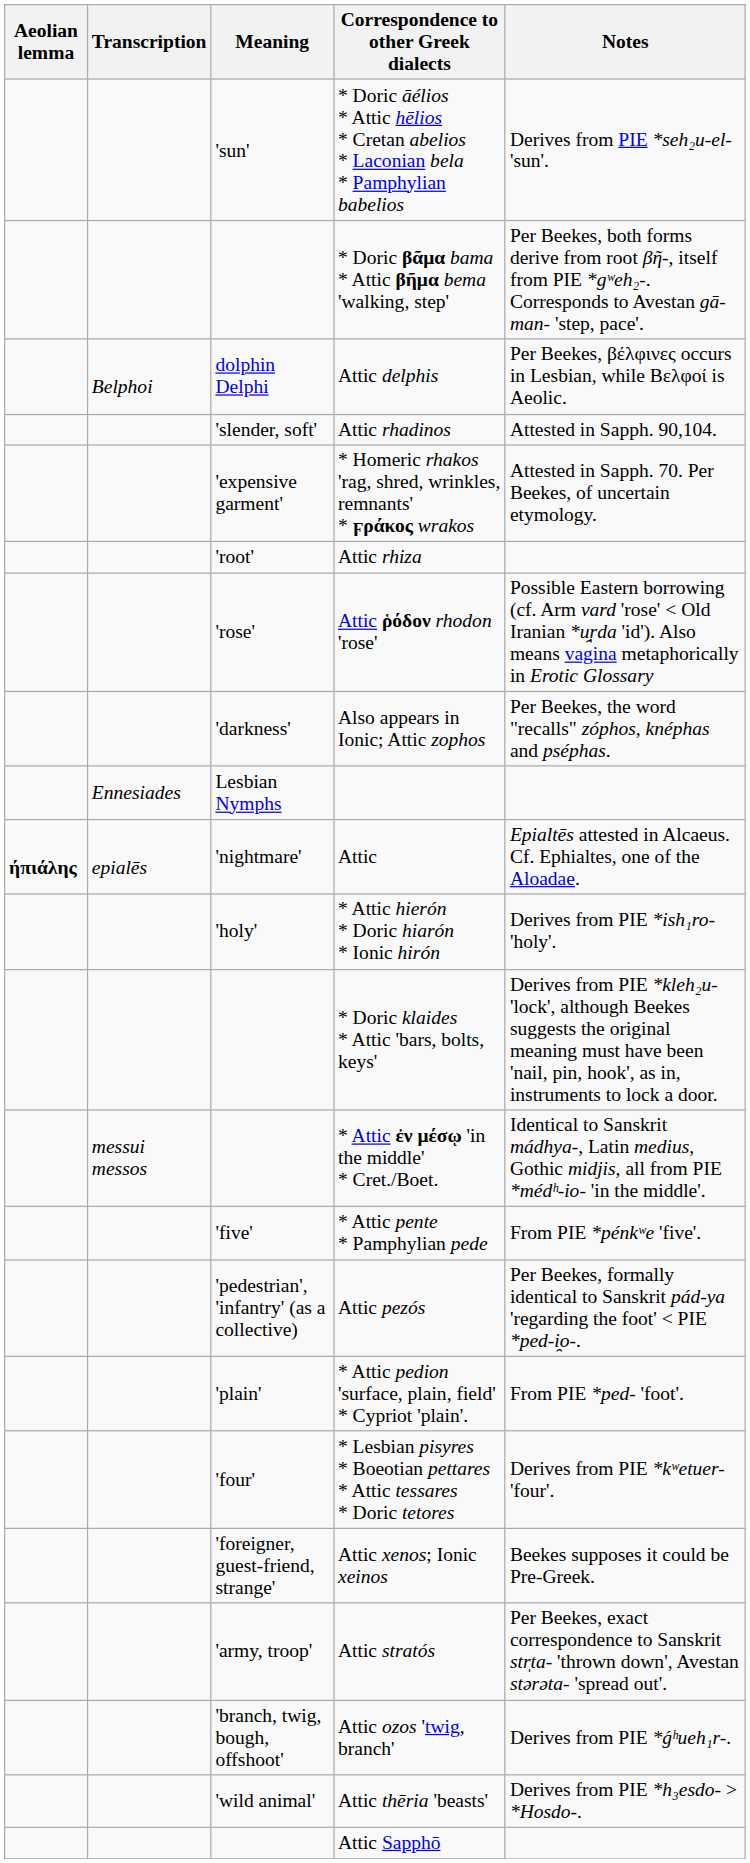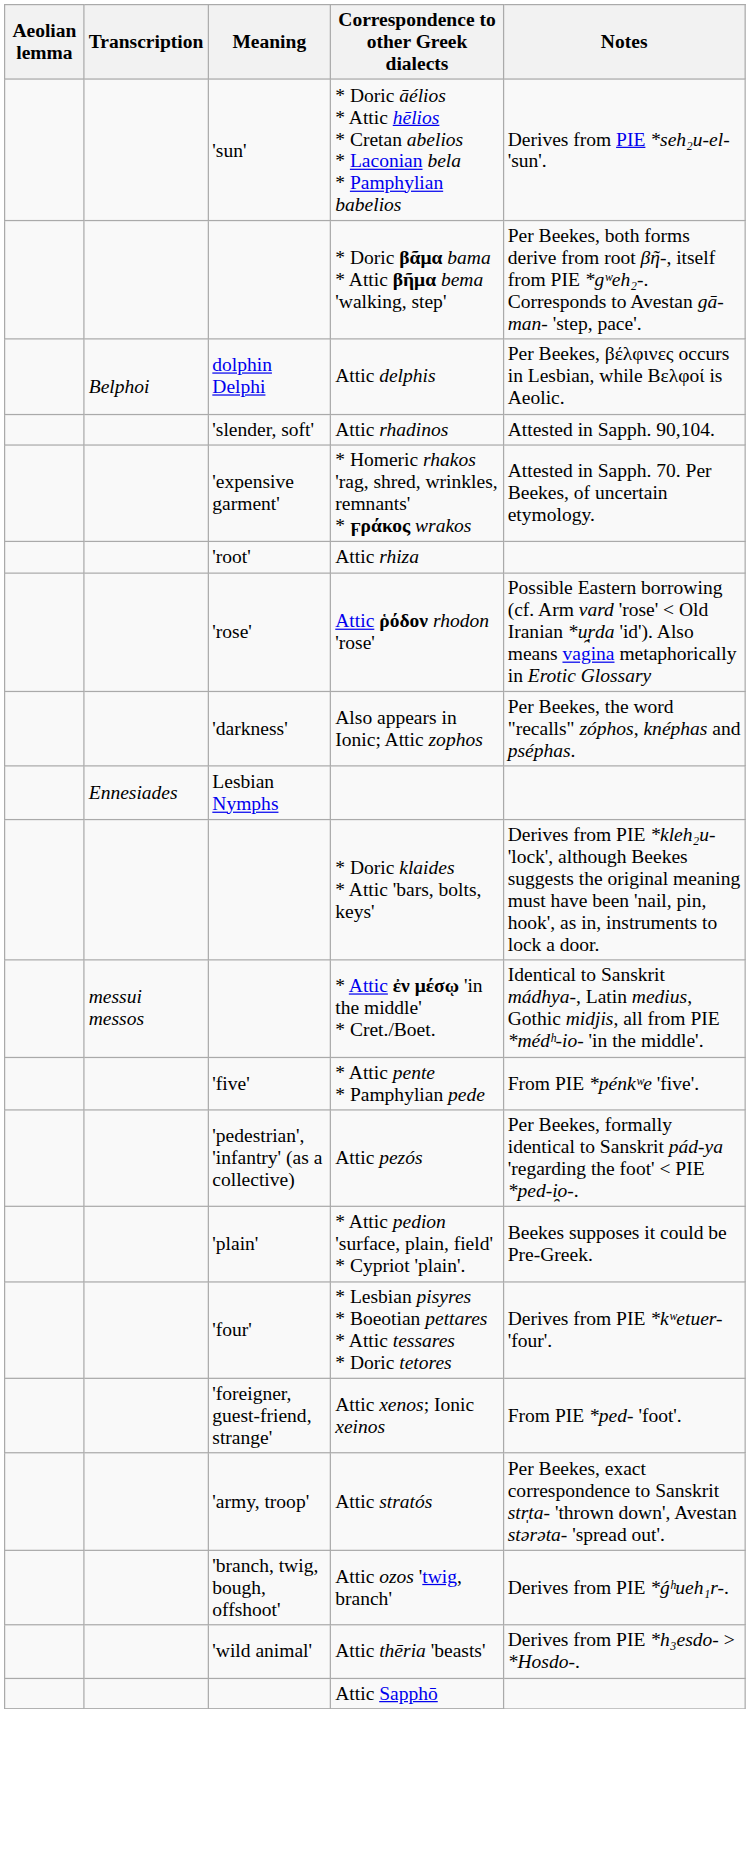- row: (259, 856)
- row: (236, 931)
(597, 1393) From PIE *ped- 'foot'. -> (617, 1243) Beekes supposes it could be Pre-Greek.
(619, 1565) Beekes supposes it could be Pre-Greek. -> (595, 1415) From PIE *ped- 'foot'.
